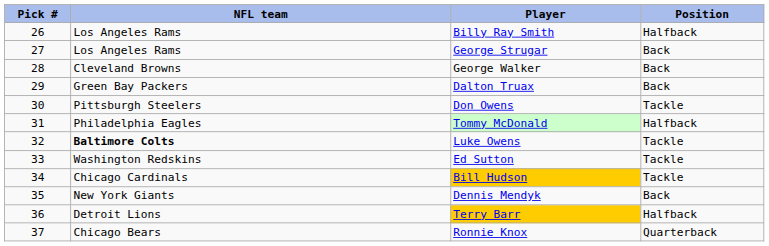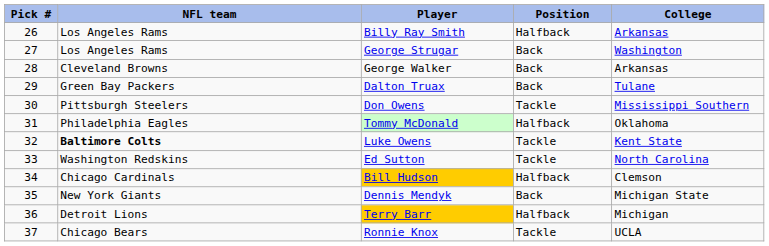+ column: (688, 14)
(663, 178) Tackle -> (543, 178) Halfback
(680, 232) Quarterback -> (536, 232) Tackle
